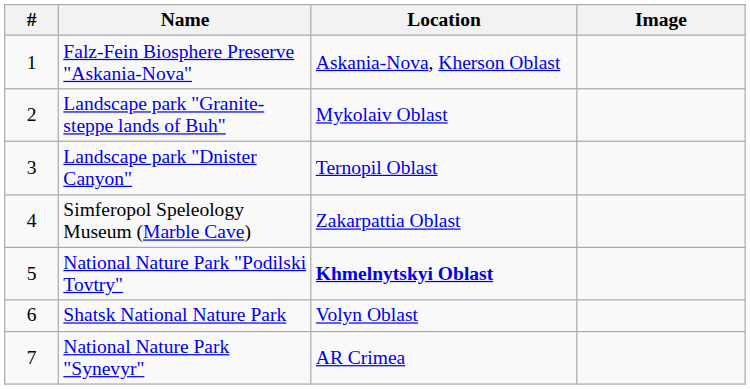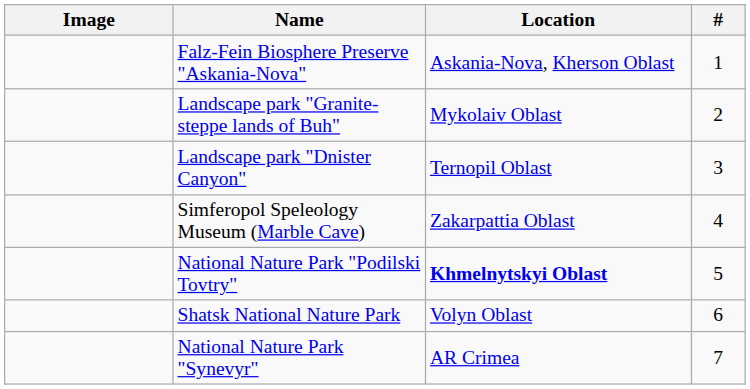columns swapped: (32, 19) <-> (661, 19)
